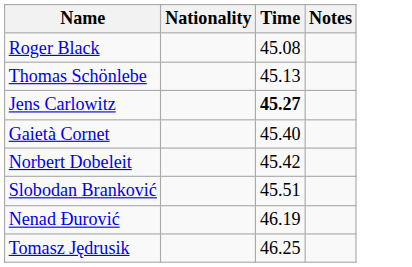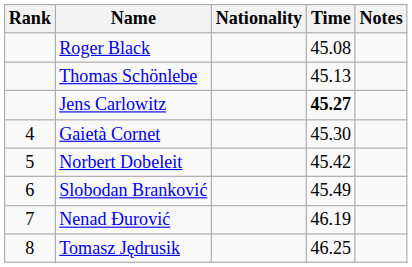+ column: (30, 18)
(280, 133) 45.40 -> (331, 133) 45.30
(280, 190) 45.51 -> (331, 190) 45.49
